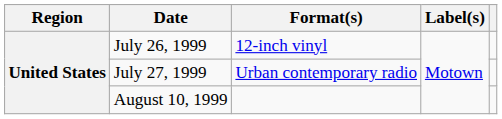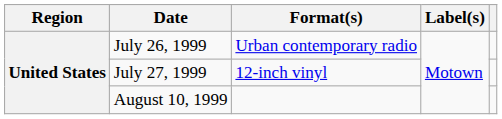(281, 45) 12-inch vinyl -> (326, 45) Urban contemporary radio
(326, 72) Urban contemporary radio -> (281, 72) 12-inch vinyl
